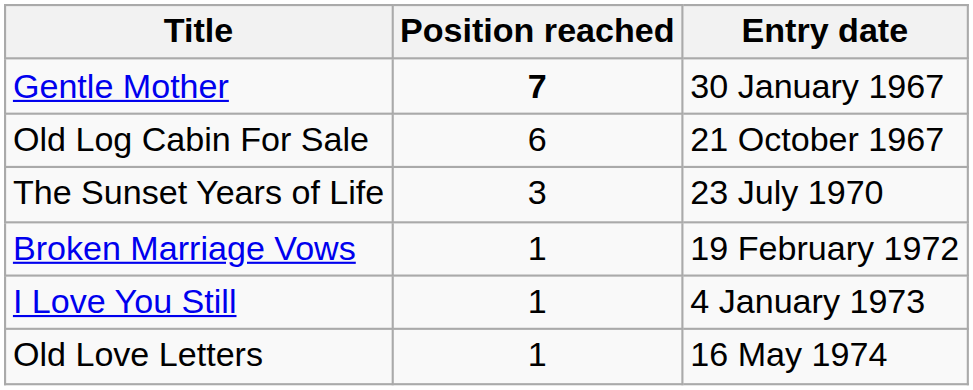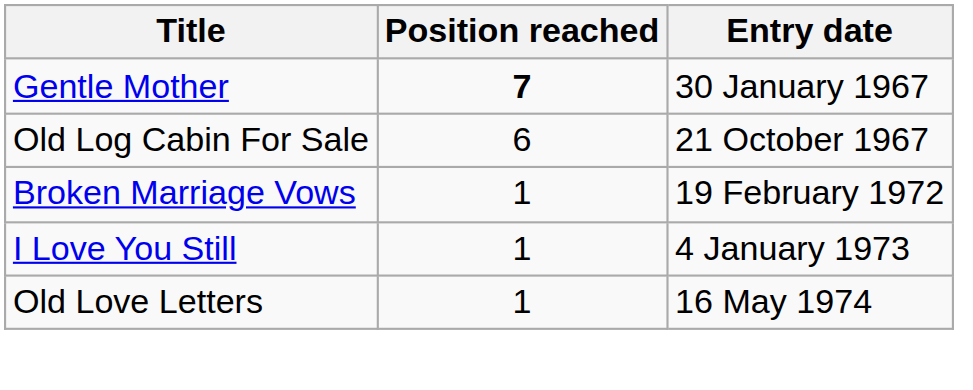- row: (199, 193)
